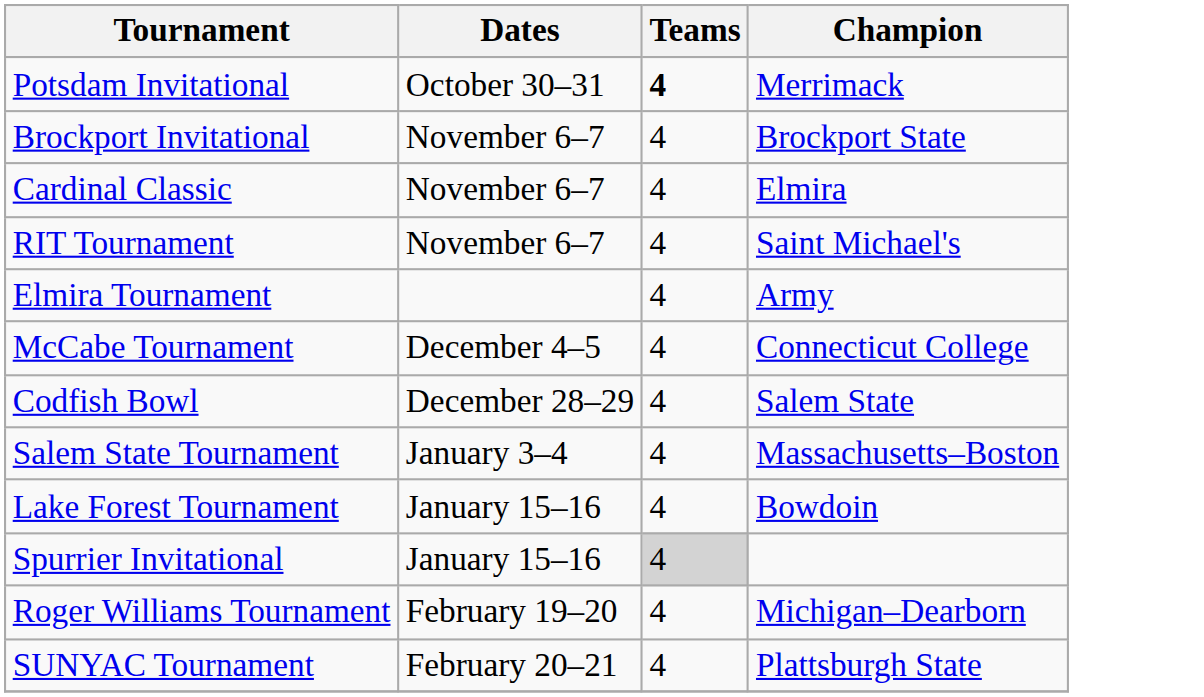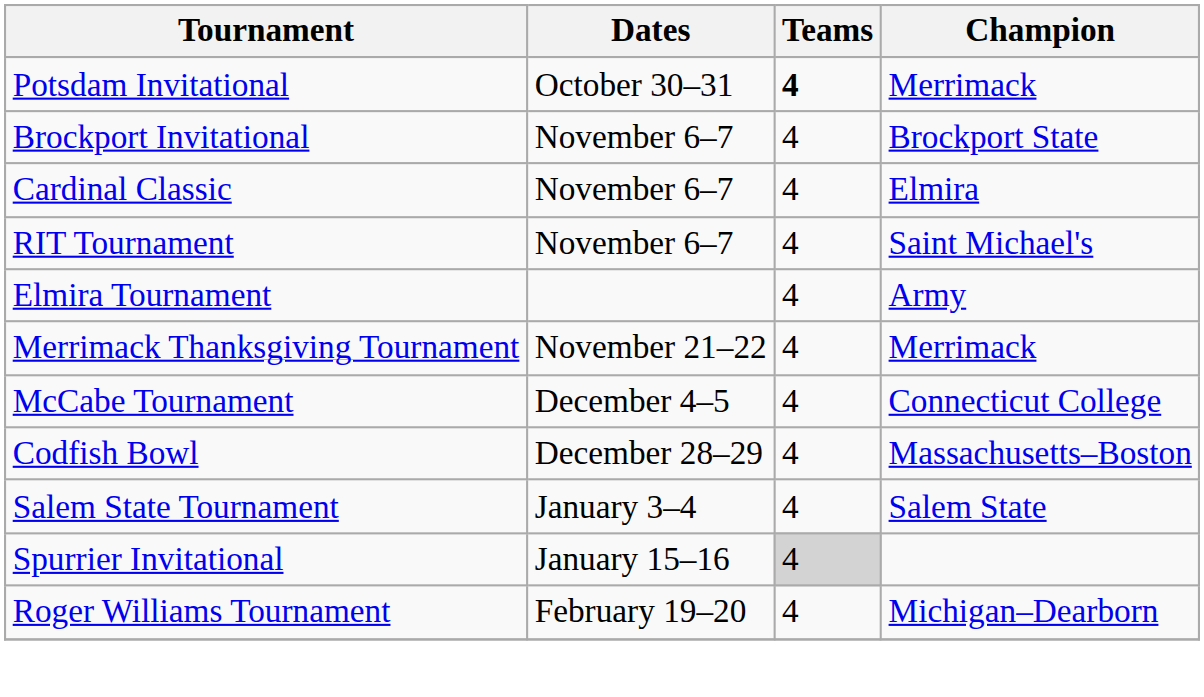+ row: (266, 347)
(835, 400) Salem State -> (1040, 453) Massachusetts–Boston
(908, 453) Massachusetts–Boston -> (968, 505) Salem State
- row: (176, 505)
- row: (163, 664)
